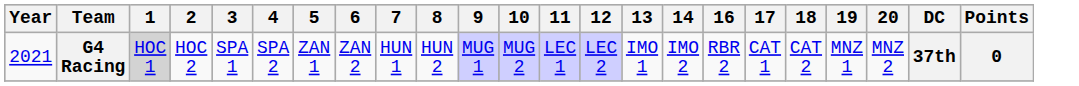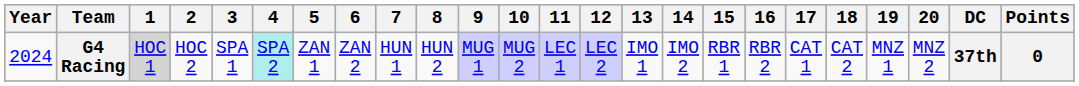+ column: (724, 19)
(31, 57) 2021 -> (31, 57) 2024
(273, 57) no background -> (273, 57) paleturquoise background
